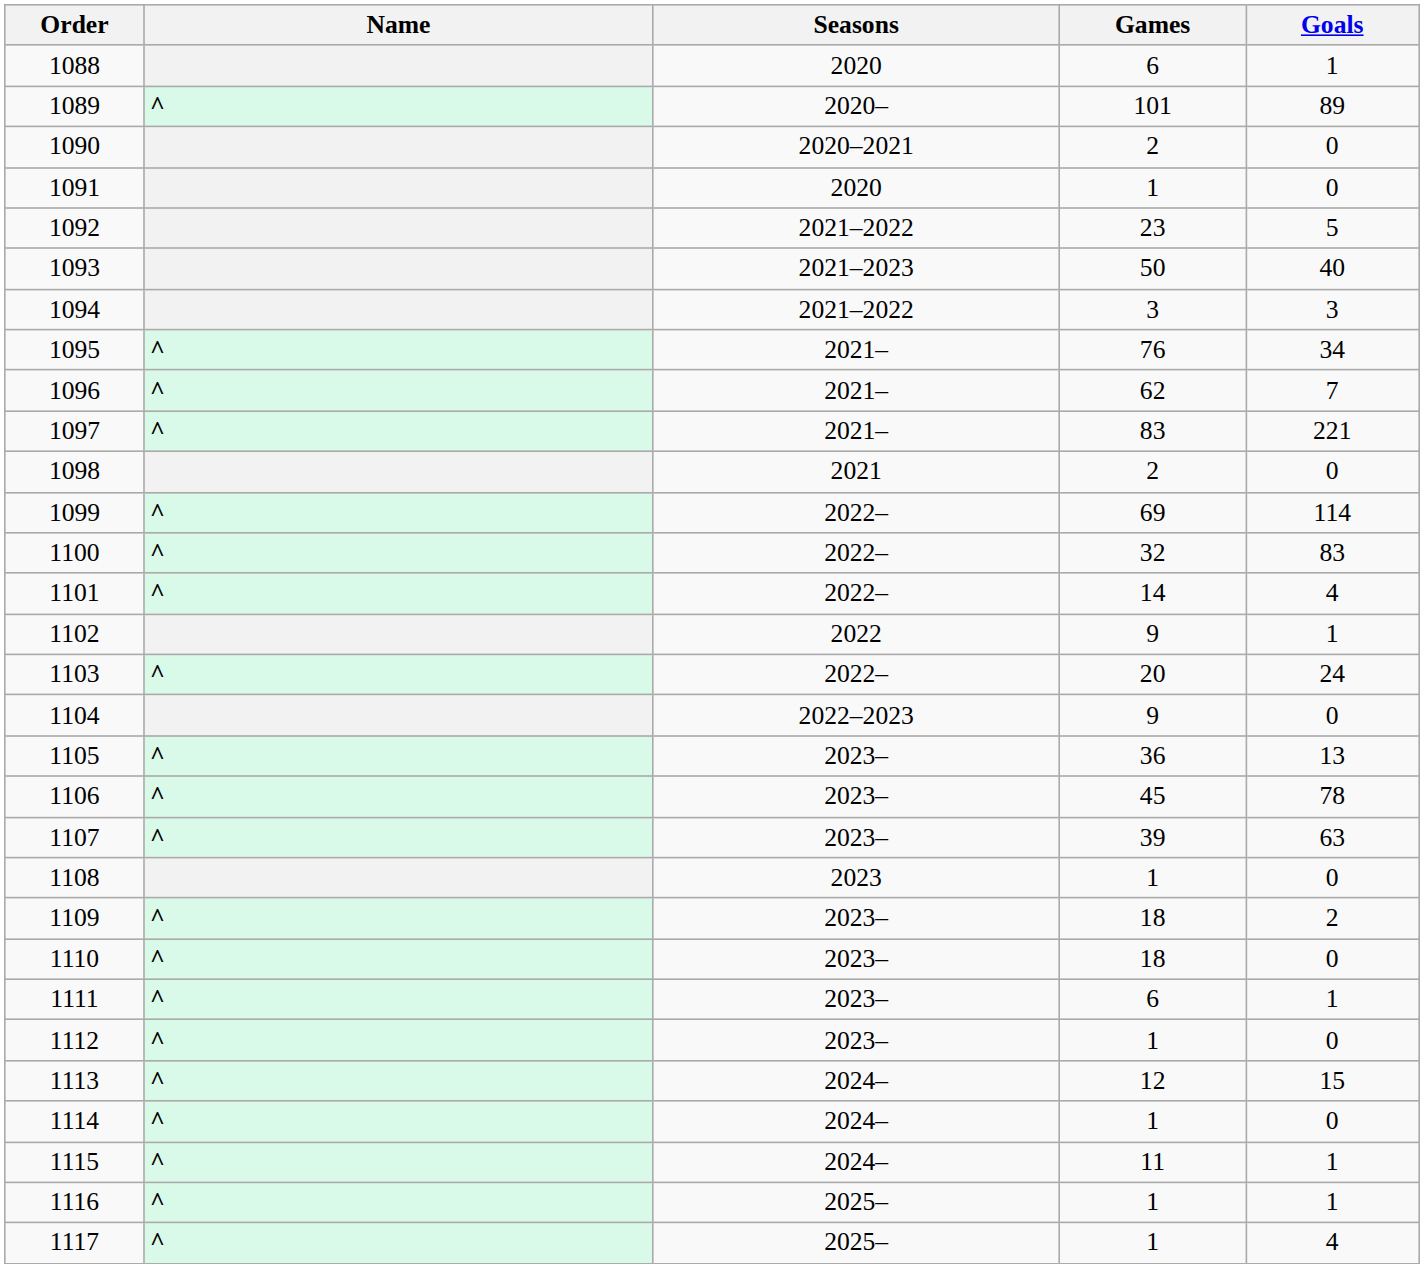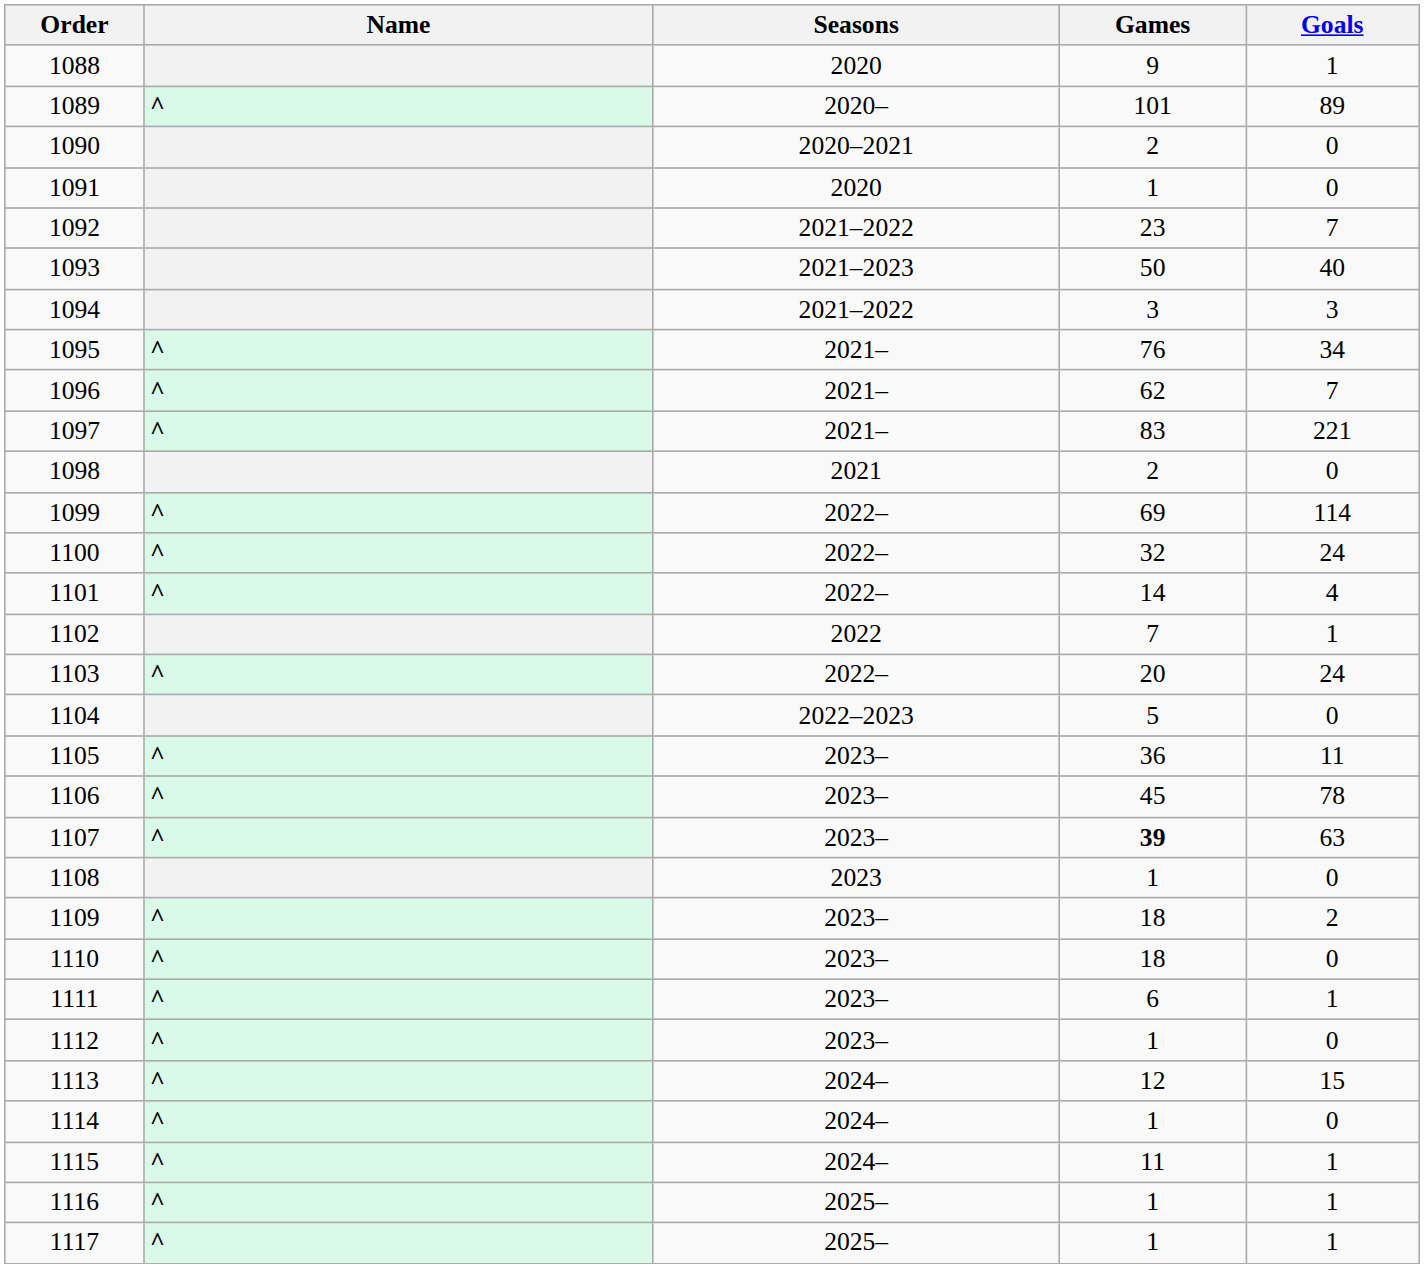(1153, 65) 6 -> (1153, 65) 9
(1332, 227) 5 -> (1332, 227) 7
(1332, 552) 83 -> (1332, 552) 24
(1153, 633) 9 -> (1153, 633) 7
(1153, 715) 9 -> (1153, 715) 5
(1332, 755) 13 -> (1332, 755) 11
(1153, 836) normal -> (1153, 836) bold
(1332, 1242) 4 -> (1332, 1242) 1
